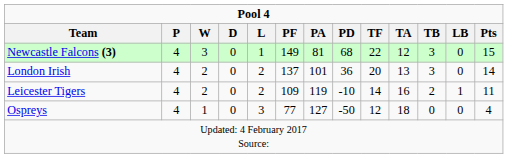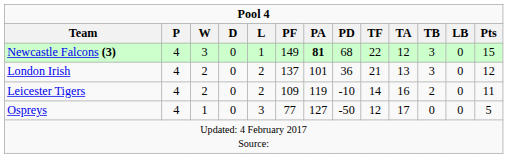(318, 52) normal -> (318, 52) bold
(375, 71) 20 -> (375, 71) 21
(489, 71) 14 -> (489, 71) 12
(460, 91) 1 -> (460, 91) 0
(403, 110) 18 -> (403, 110) 17
(489, 110) 4 -> (489, 110) 5
